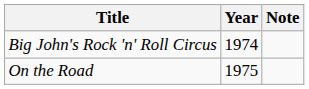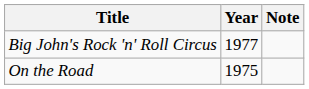(241, 44) 1974 -> (241, 44) 1977
